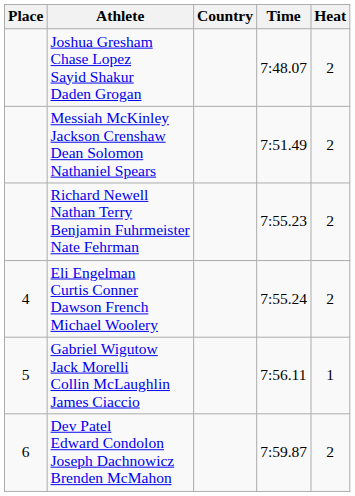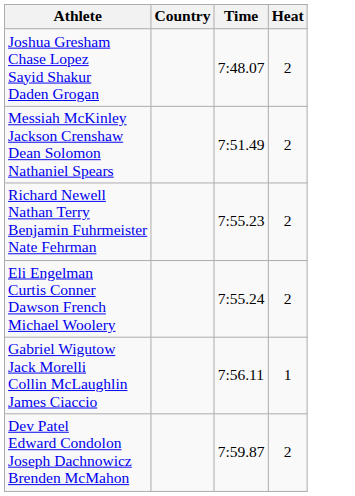- column: (26, 16)
